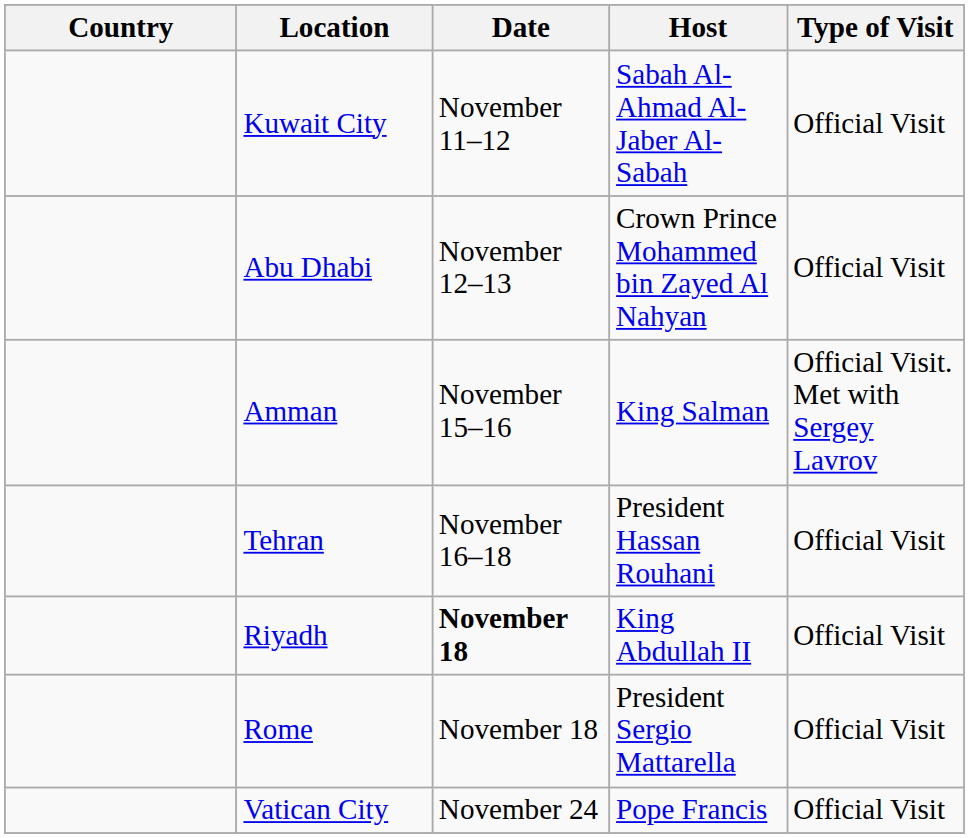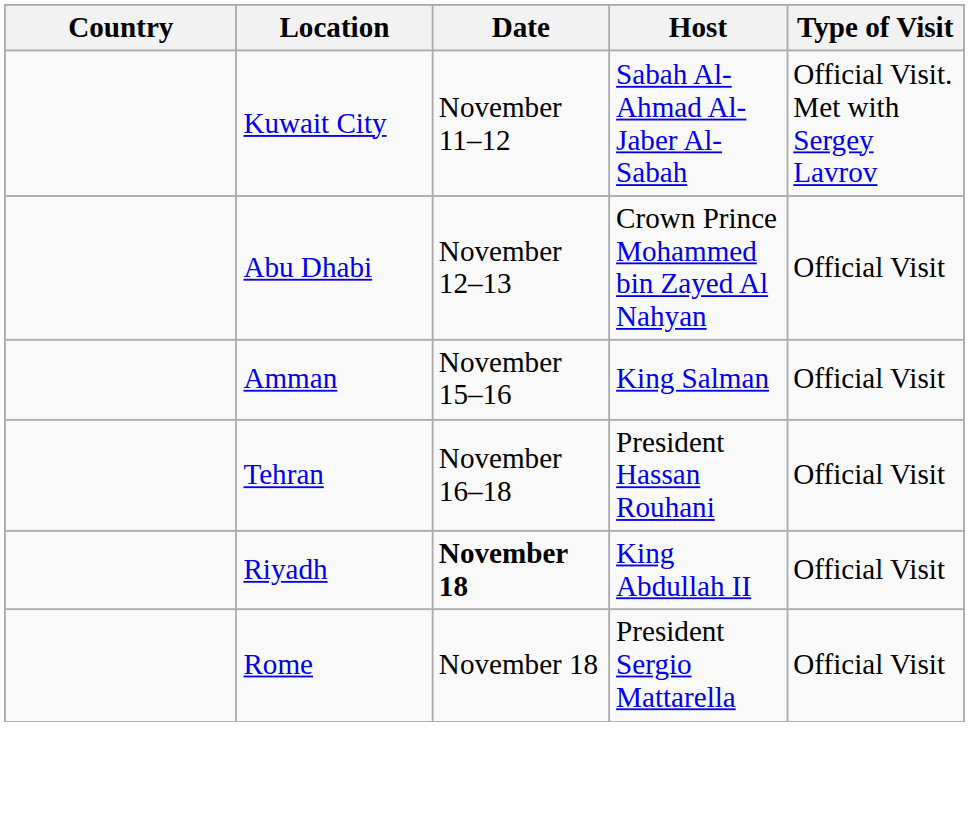(869, 122) Official Visit -> (873, 122) Official Visit. Met with Sergey Lavrov
(873, 411) Official Visit. Met with Sergey Lavrov -> (869, 379) Official Visit
- row: (316, 809)
